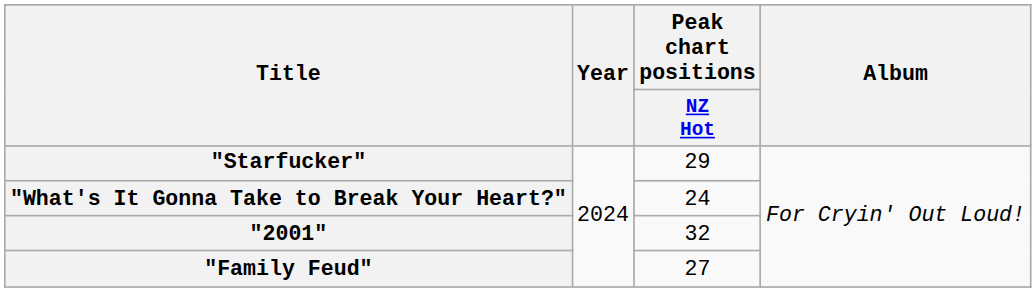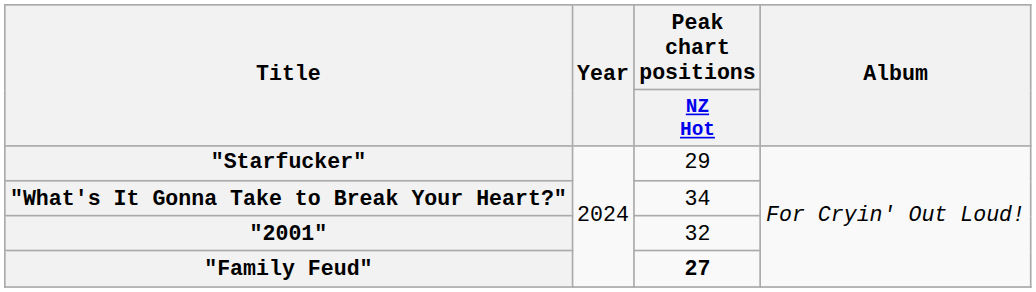(697, 198) 24 -> (697, 198) 34
(697, 269) normal -> (697, 269) bold
